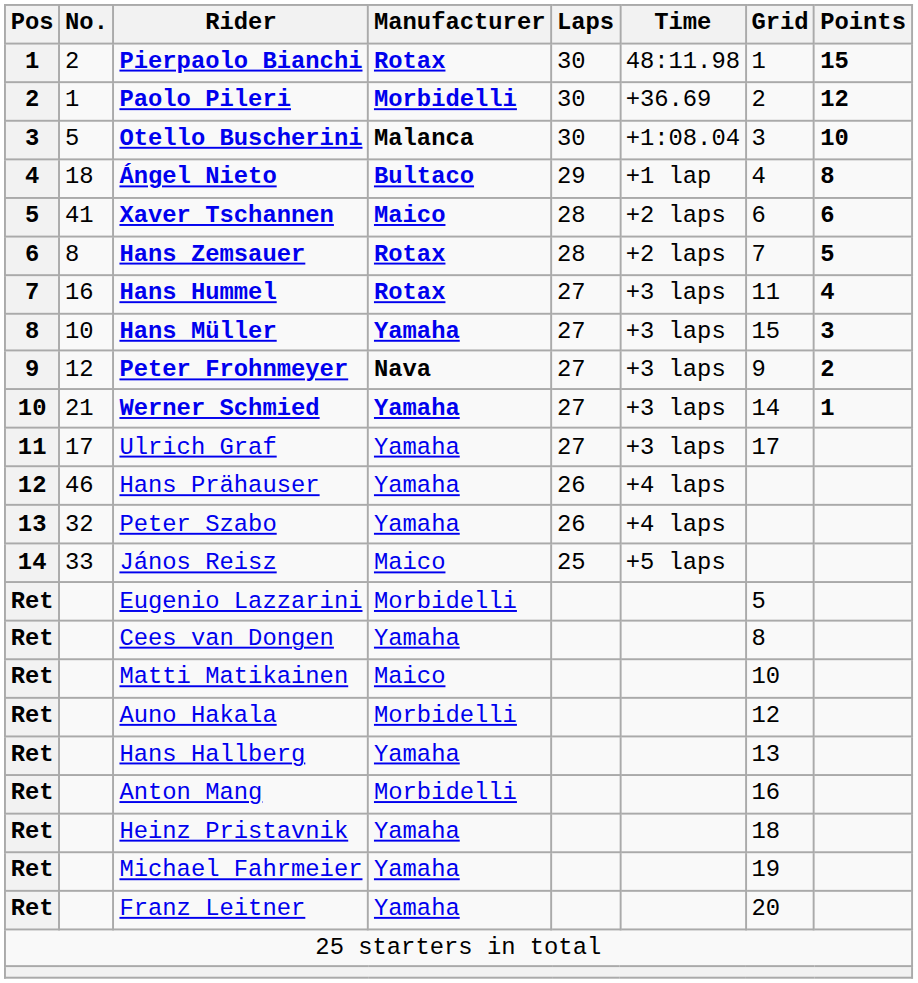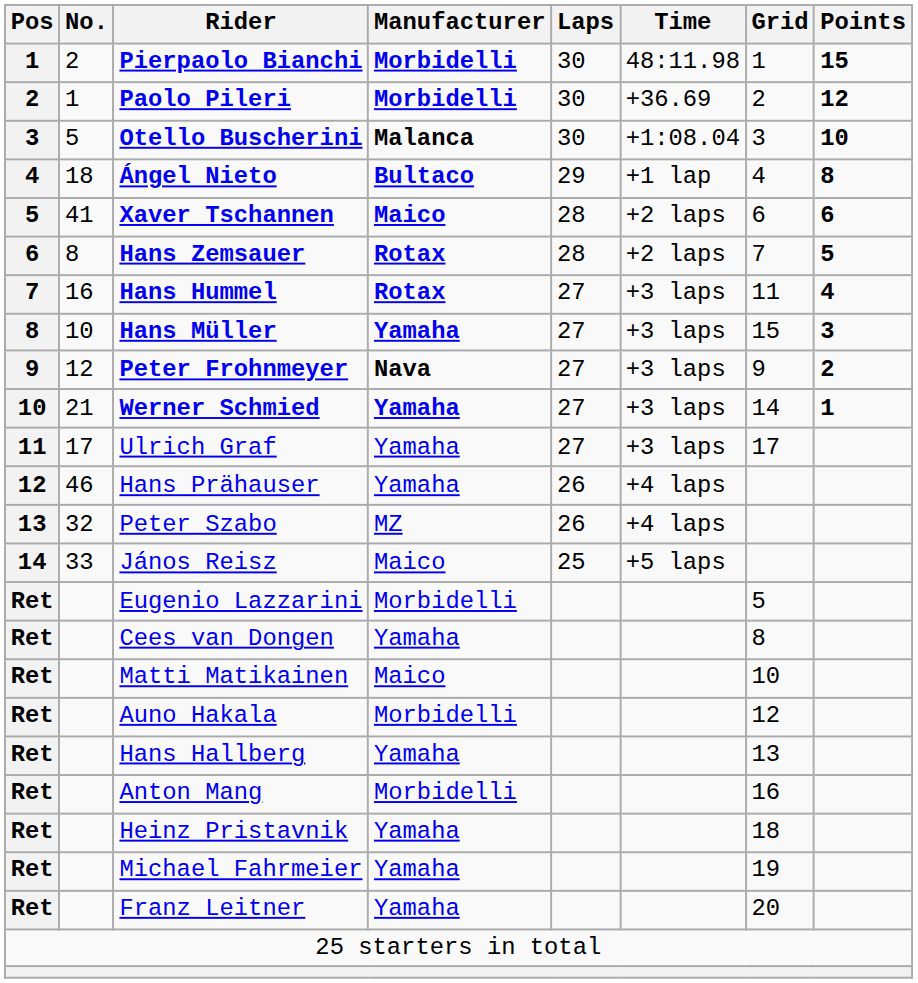(410, 63) Rotax -> (445, 63) Morbidelli
(417, 525) Yamaha -> (388, 525) MZ
